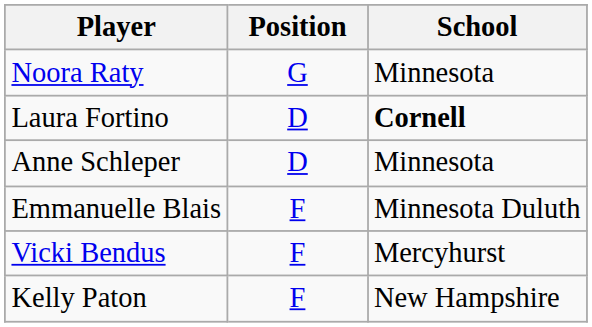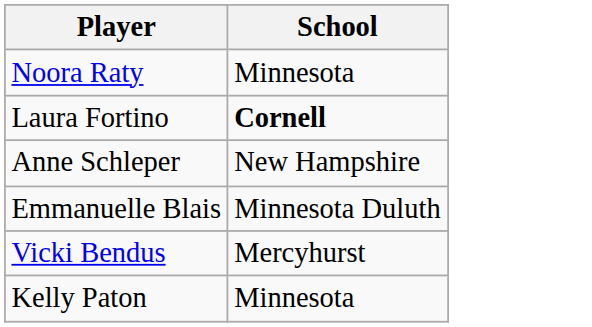- column: (297, 27)
(434, 162) Minnesota -> (327, 162) New Hampshire
(467, 298) New Hampshire -> (294, 298) Minnesota
